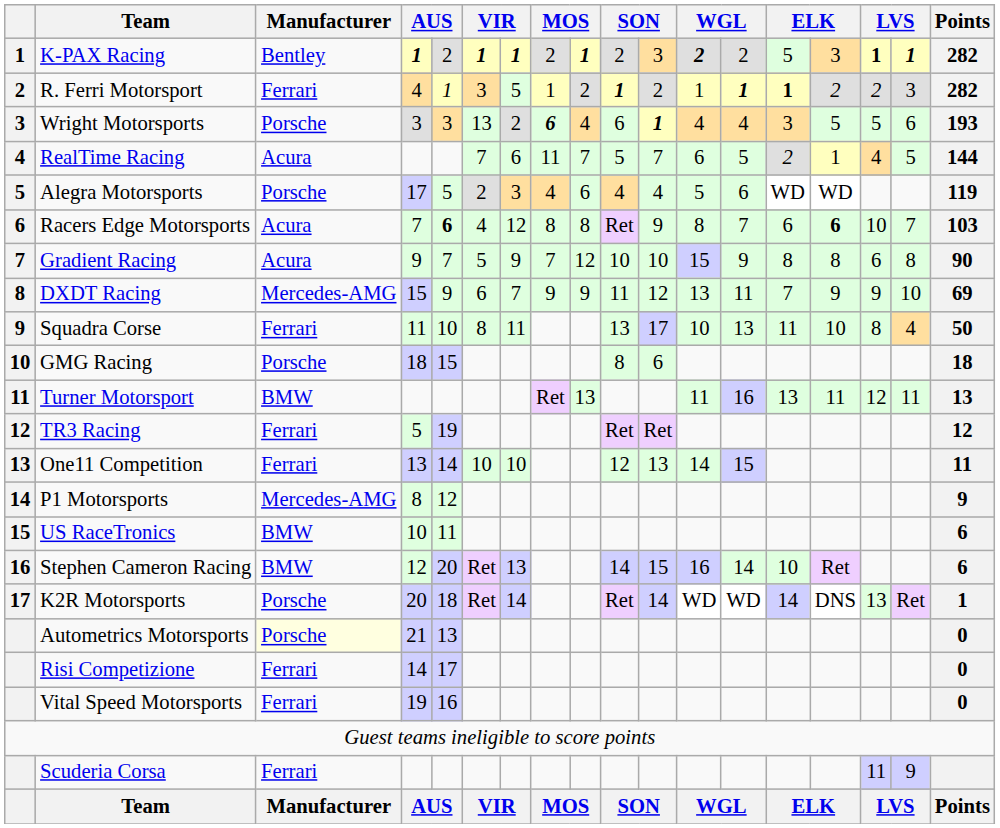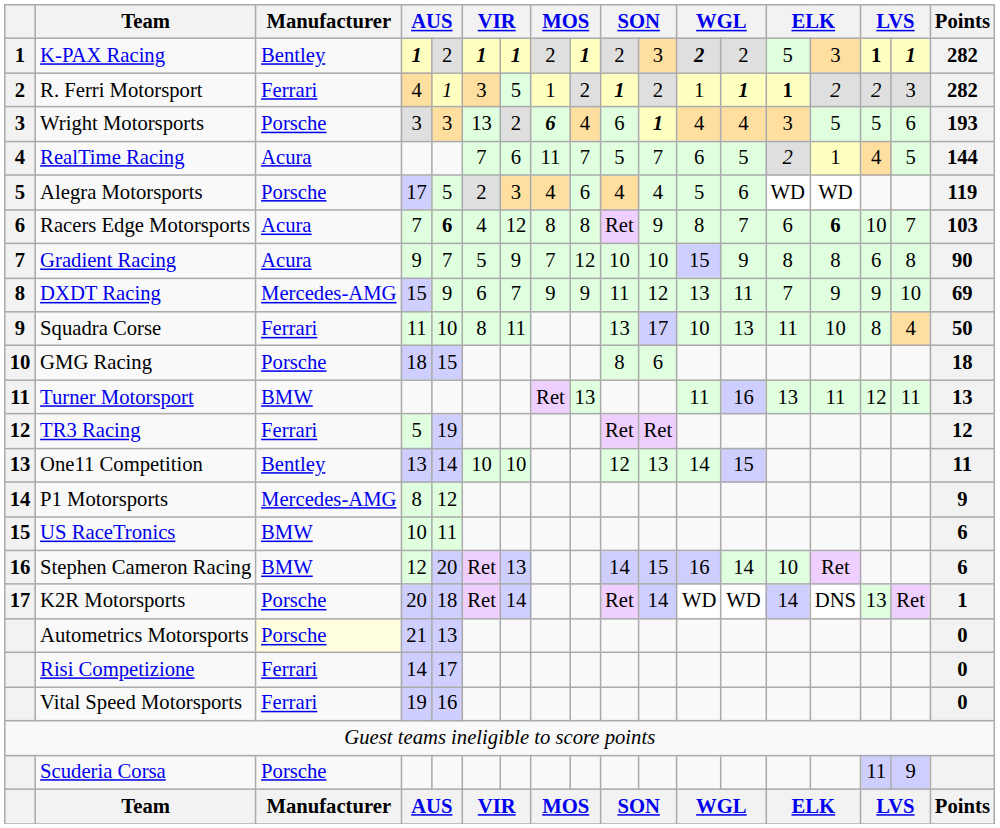(289, 464) Ferrari -> (293, 464) Bentley
(289, 771) Ferrari -> (294, 771) Porsche
